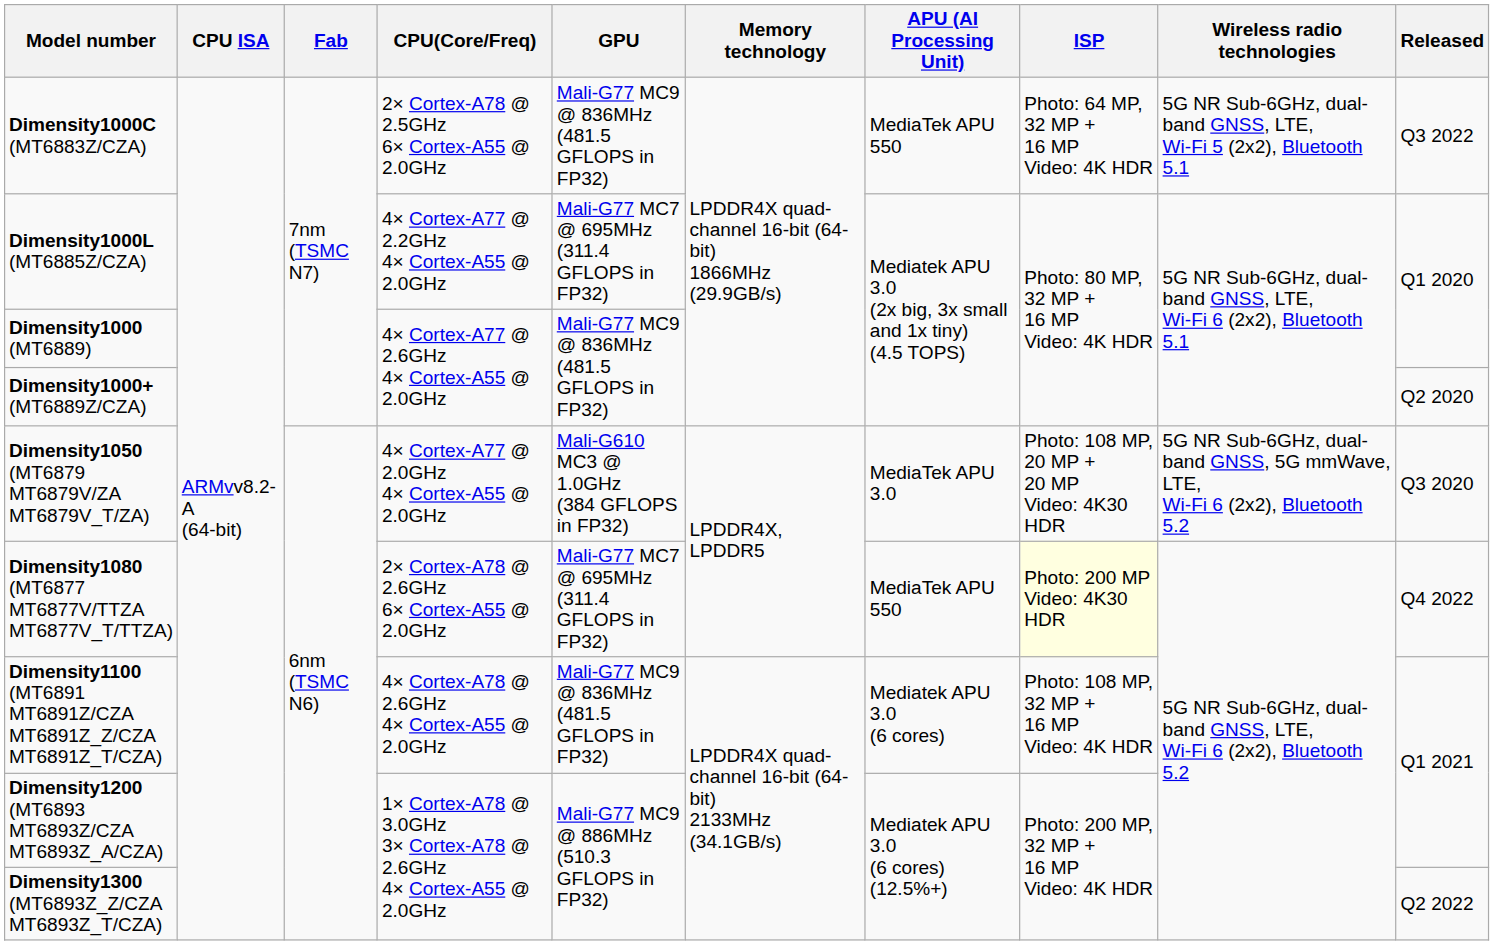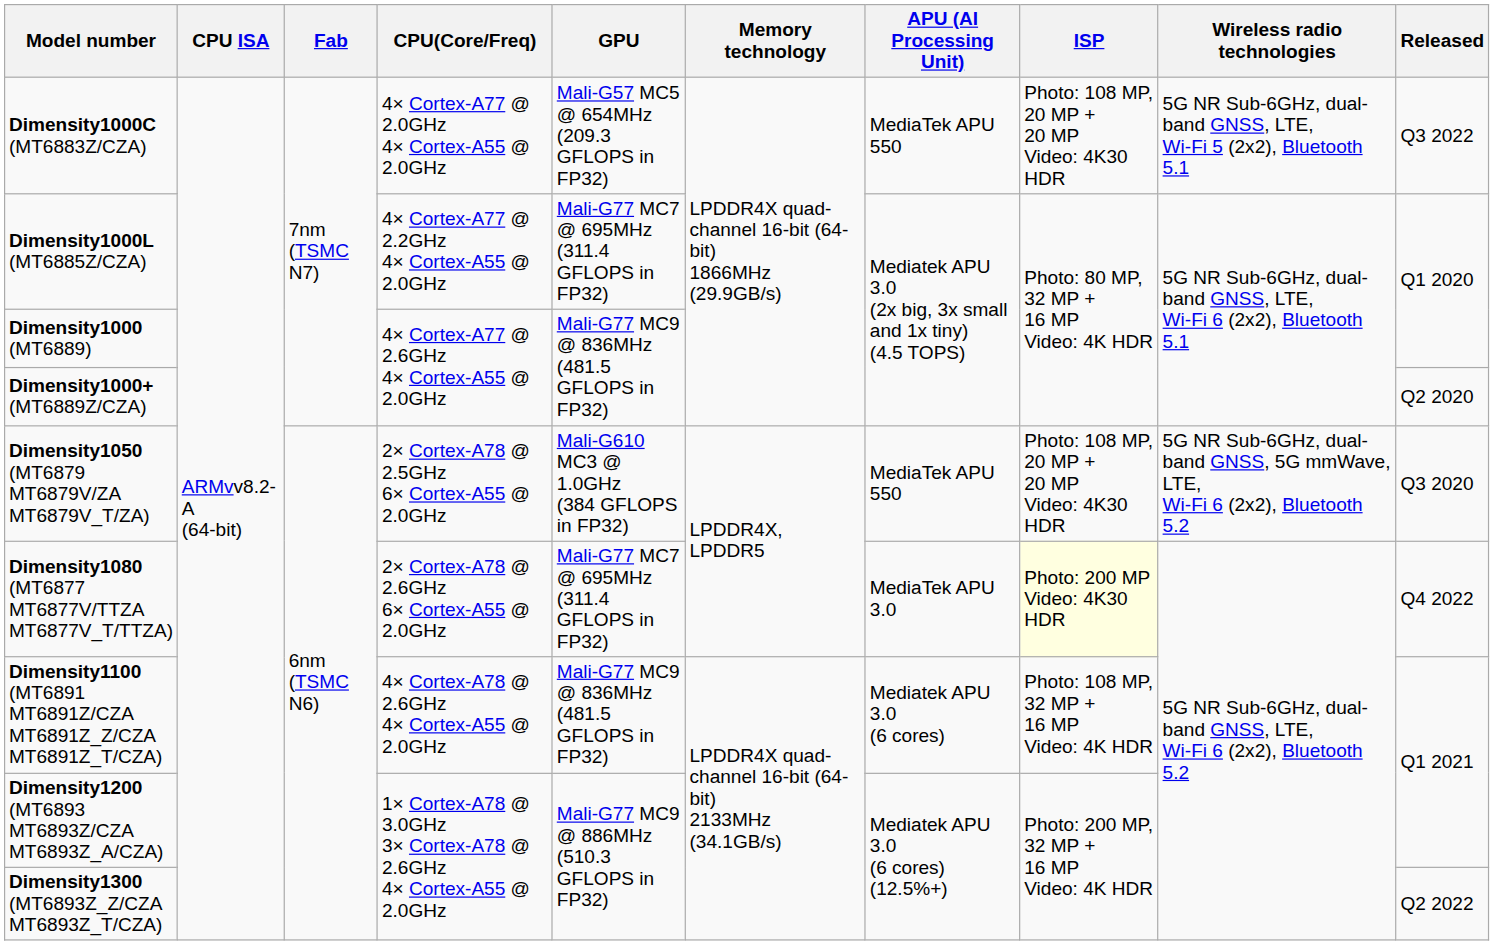(456, 135) 2× Cortex-A78 @ 2.5GHz 6× Cortex-A55 @ 2.0GHz -> (456, 135) 4× Cortex-A77 @ 2.0GHz 4× Cortex-A55 @ 2.0GHz
(618, 135) Mali-G77 MC9 @ 836MHz (481.5 GFLOPS in FP32) -> (618, 135) Mali-G57 MC5 @ 654MHz (209.3 GFLOPS in FP32)
(1089, 135) Photo: 64 MP, 32 MP + 16 MP Video: 4K HDR -> (1089, 135) Photo: 108 MP, 20 MP + 20 MP Video: 4K30 HDR
(456, 483) 4× Cortex-A77 @ 2.0GHz 4× Cortex-A55 @ 2.0GHz -> (456, 483) 2× Cortex-A78 @ 2.5GHz 6× Cortex-A55 @ 2.0GHz
(932, 483) MediaTek APU 3.0 -> (932, 483) MediaTek APU 550
(932, 598) MediaTek APU 550 -> (932, 598) MediaTek APU 3.0
